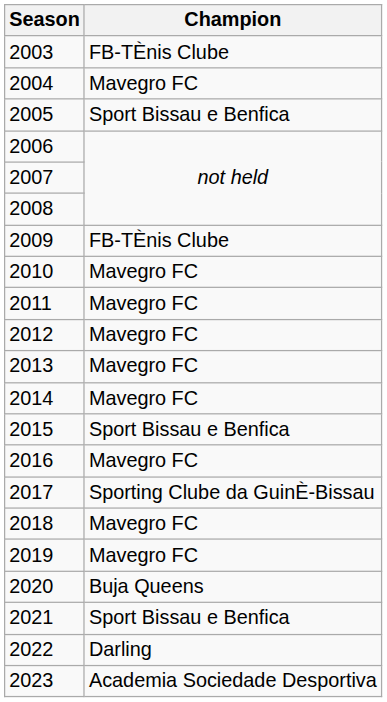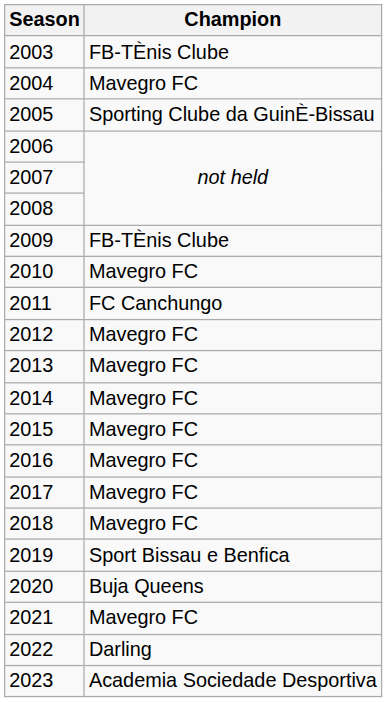(189, 114) Sport Bissau e Benfica -> (232, 114) Sporting Clube da GuinÈ-Bissau
(144, 303) Mavegro FC -> (156, 303) FC Canchungo
(189, 429) Sport Bissau e Benfica -> (144, 429) Mavegro FC
(232, 492) Sporting Clube da GuinÈ-Bissau -> (144, 492) Mavegro FC
(144, 555) Mavegro FC -> (189, 555) Sport Bissau e Benfica
(189, 618) Sport Bissau e Benfica -> (144, 618) Mavegro FC
